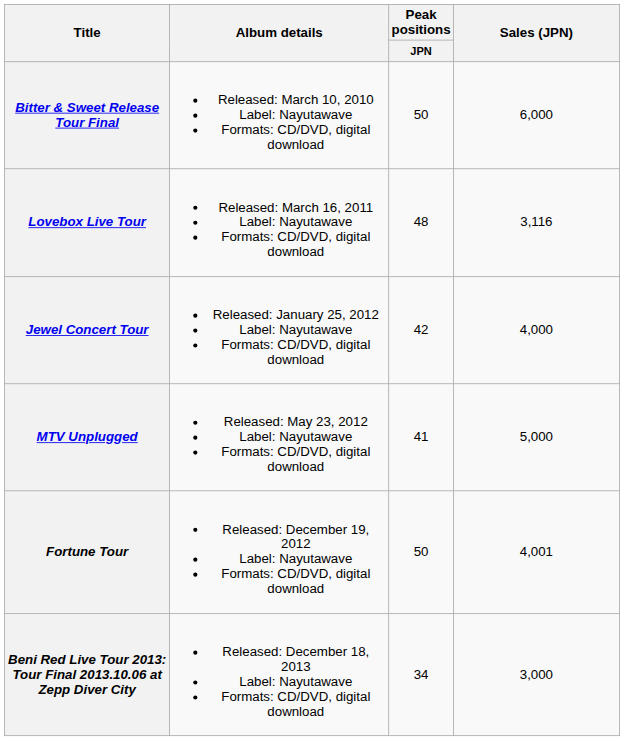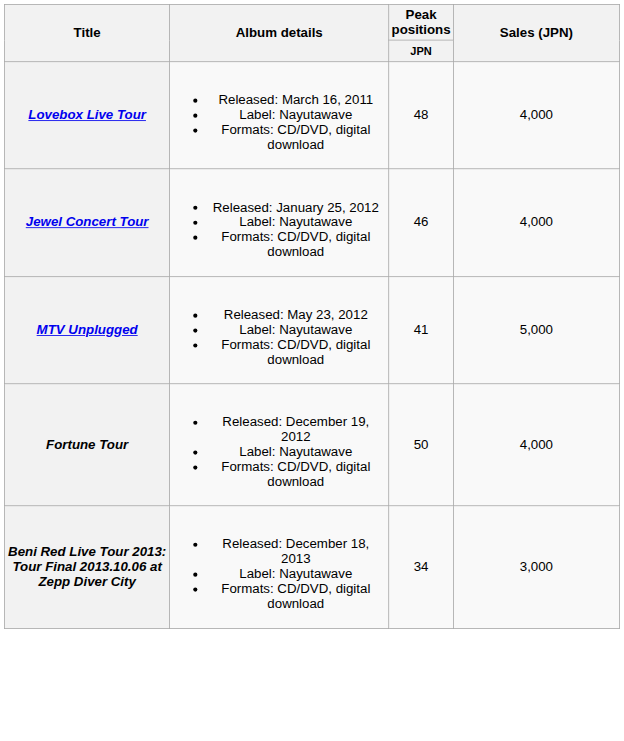- row: (87, 115)
(536, 222) 3,116 -> (536, 115) 4,000
(421, 330) 42 -> (421, 222) 46
(536, 552) 4,001 -> (536, 444) 4,000
